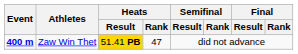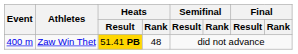(20, 42) bold -> (20, 42) normal
(157, 42) 47 -> (156, 42) 48
